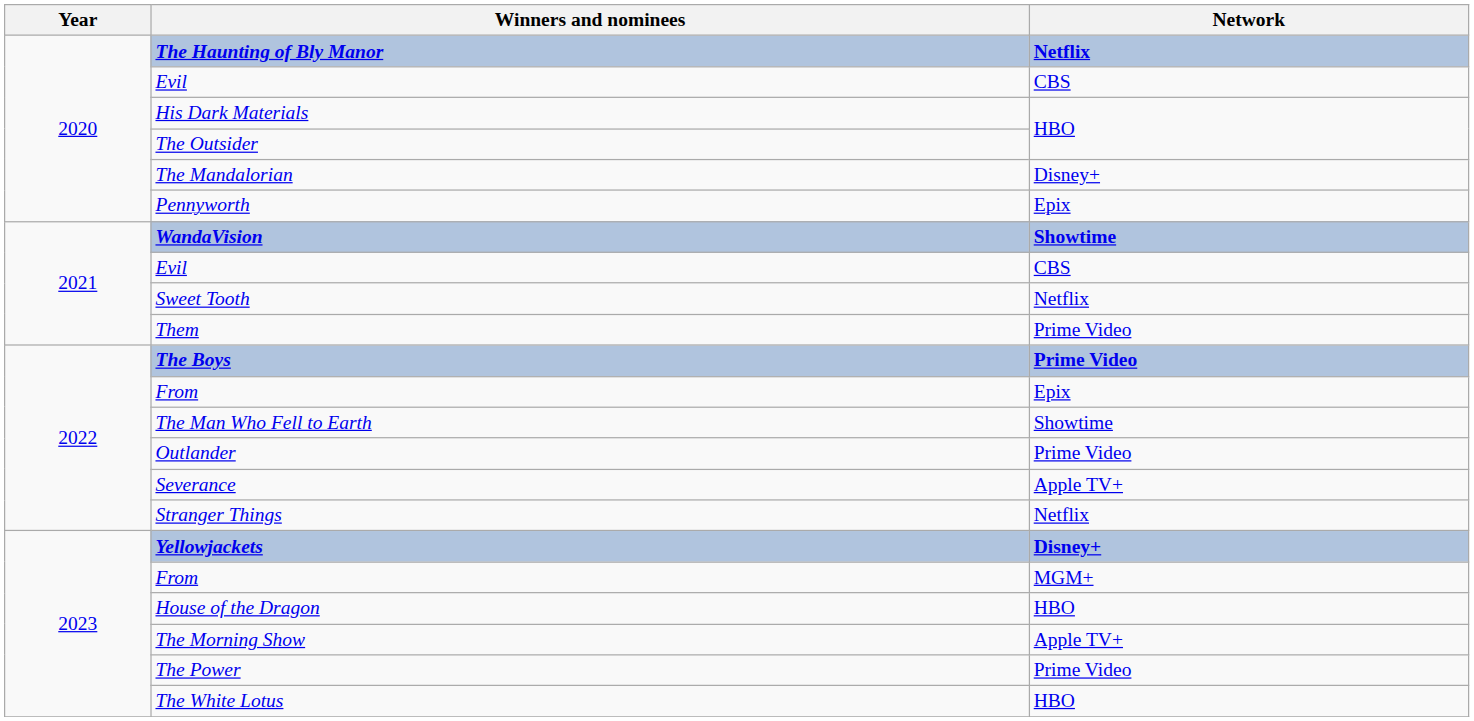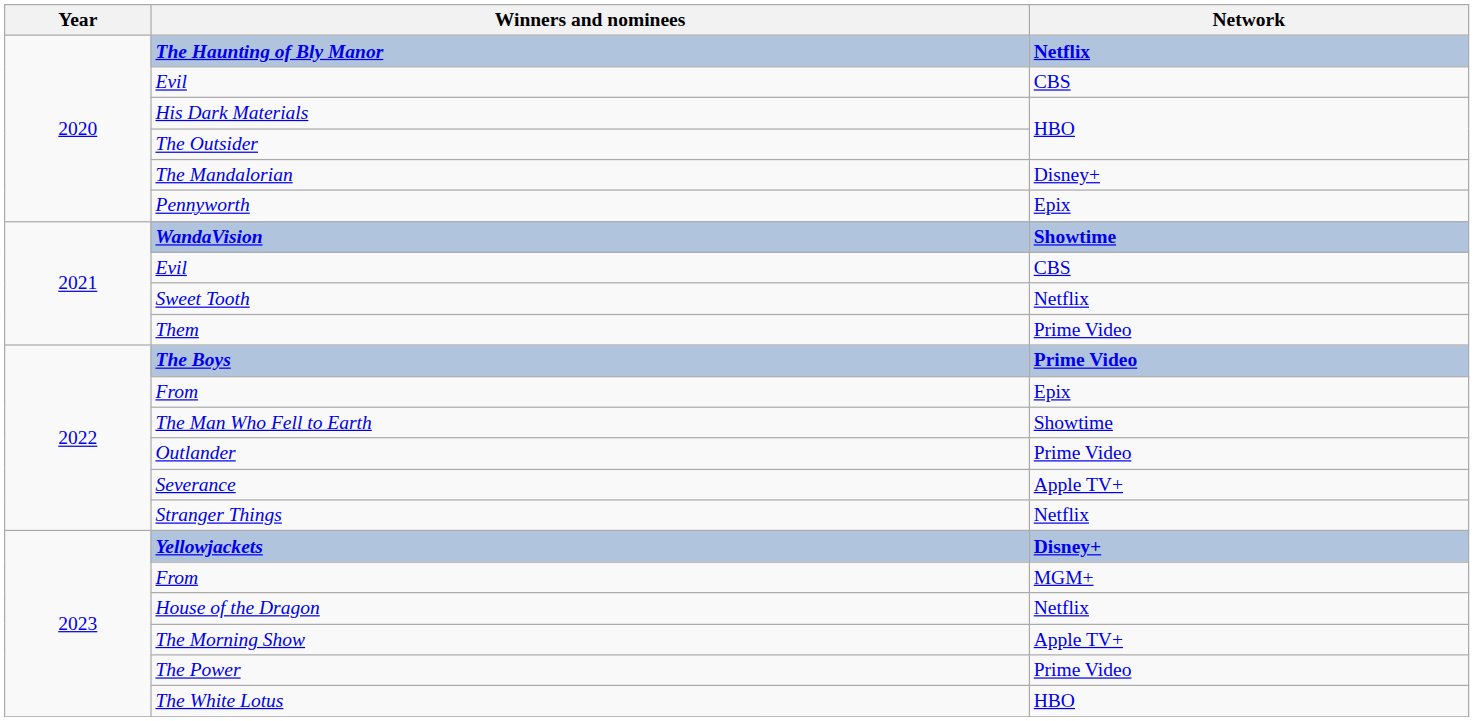(1054, 608) HBO -> (1061, 608) Netflix
